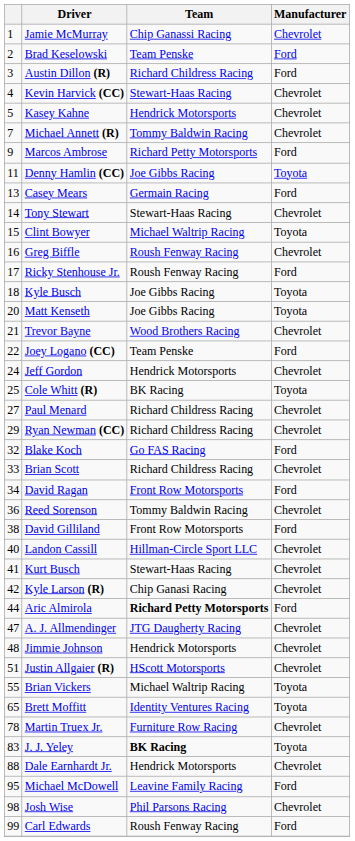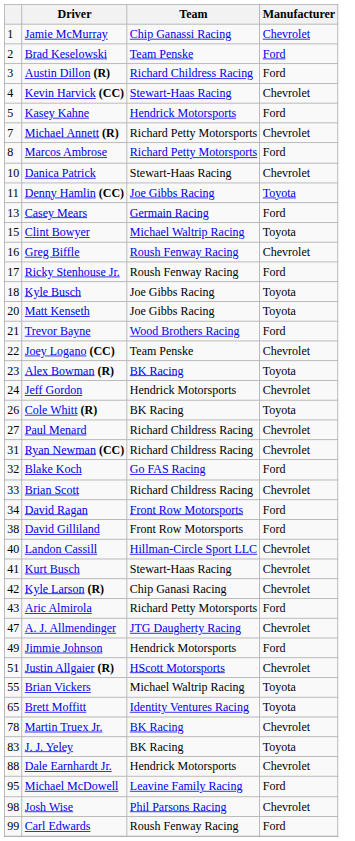(298, 113) Chevrolet -> (274, 113) Ford
(189, 133) Tommy Baldwin Racing -> (193, 133) Richard Petty Motorsports
(10, 153) 9 -> (10, 153) 8
+ row: (60, 172)
- row: (57, 212)
(298, 331) Chevrolet -> (274, 331) Ford
(285, 351) Ford -> (286, 351) Chevrolet
+ row: (69, 370)
(13, 390) 25 -> (13, 410) 26
(13, 430) 29 -> (13, 450) 31
- row: (61, 509)
(13, 608) 44 -> (13, 608) 43
(199, 608) bold -> (193, 608) normal
(13, 648) 48 -> (13, 648) 49
(298, 648) Chevrolet -> (274, 648) Ford
(183, 727) Furniture Row Racing -> (157, 727) BK Racing
(158, 747) bold -> (157, 747) normal
